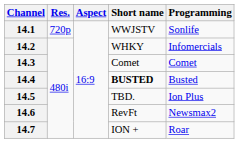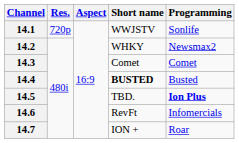(195, 46) Infomercials -> (192, 46) Newsmax2
(186, 96) normal -> (187, 96) bold
(192, 113) Newsmax2 -> (195, 113) Infomercials
